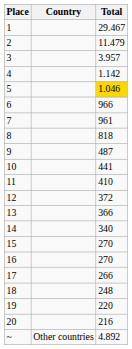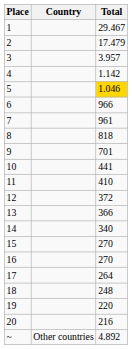(111, 43) 11.479 -> (112, 43) 17.479
(106, 151) 487 -> (106, 151) 701
(106, 275) 266 -> (106, 275) 264
